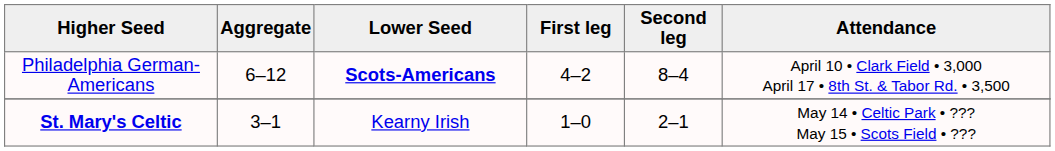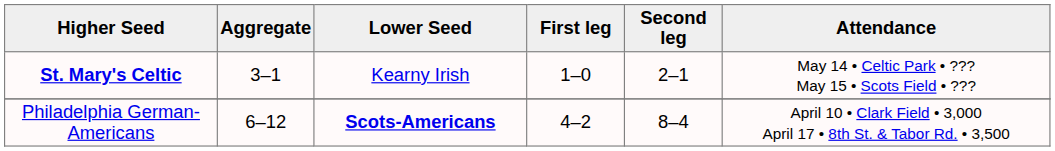rows swapped: (111, 75) <-> (111, 122)
